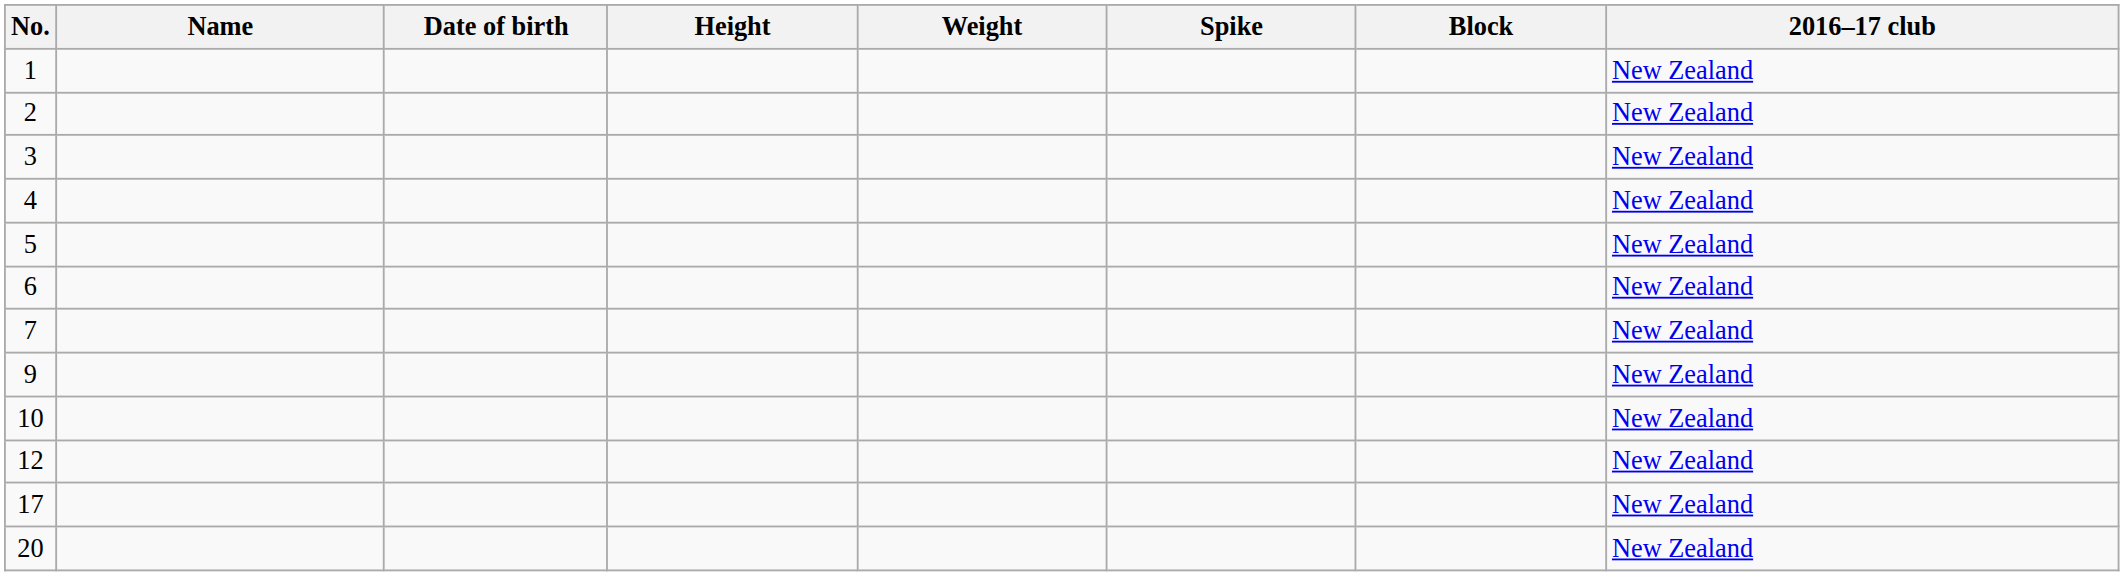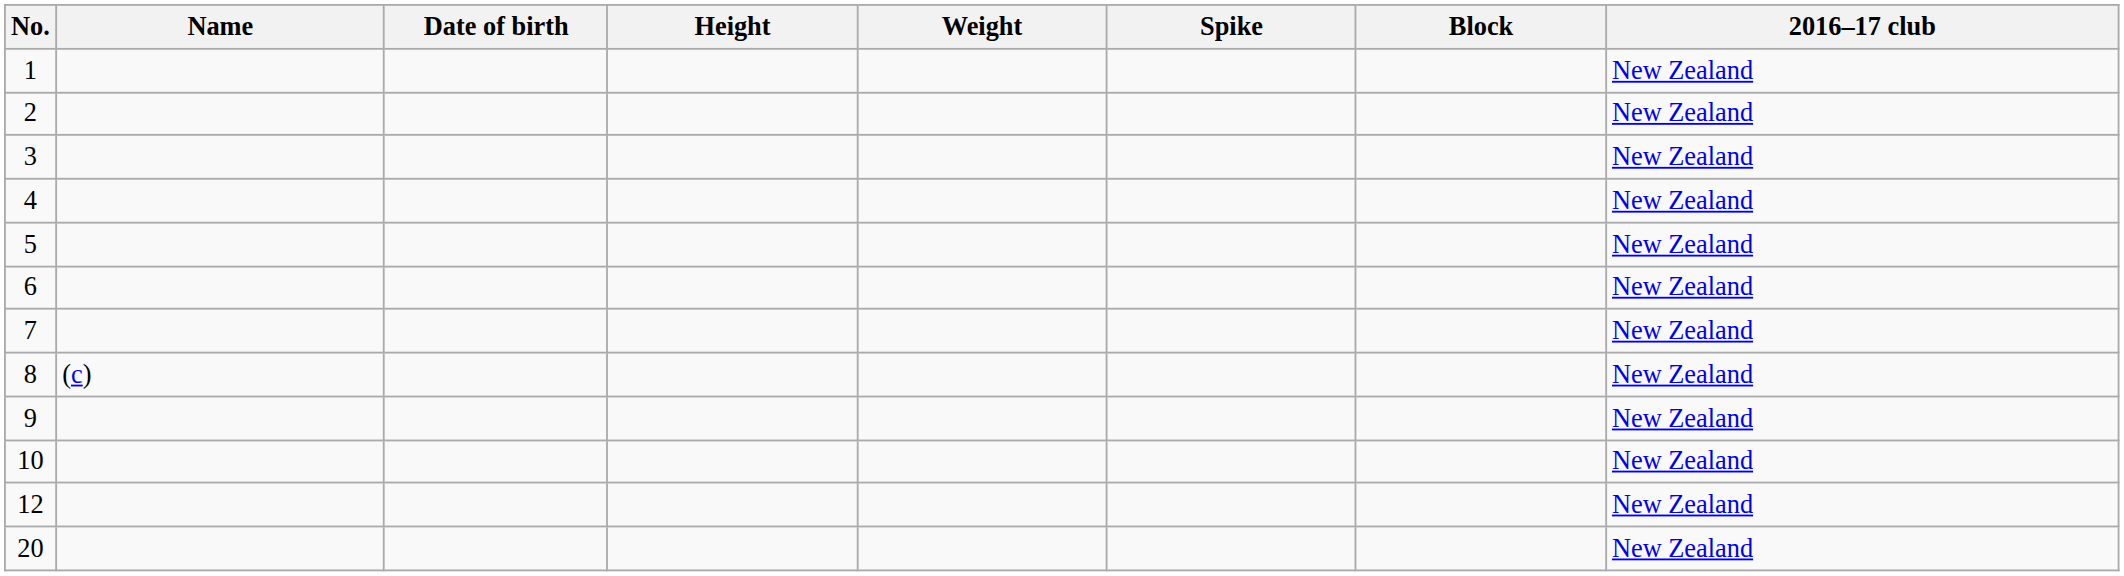+ row: (30, 374)
- row: (30, 504)
